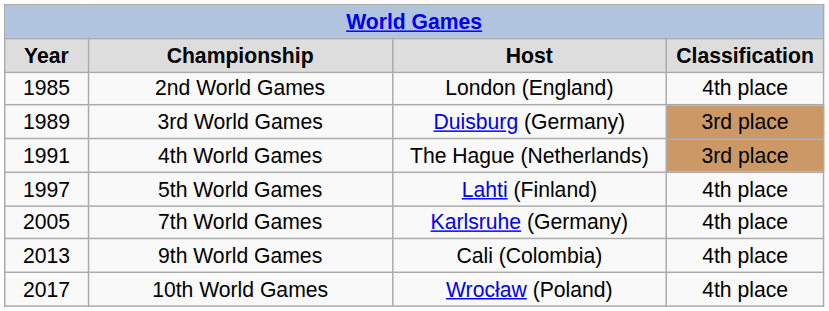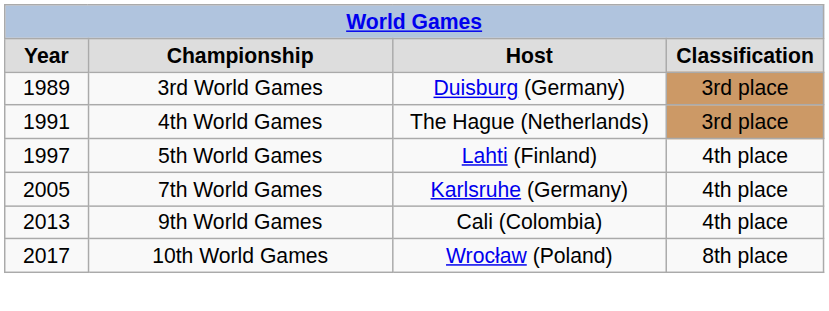- row: (240, 89)
(745, 289) 4th place -> (745, 256) 8th place
